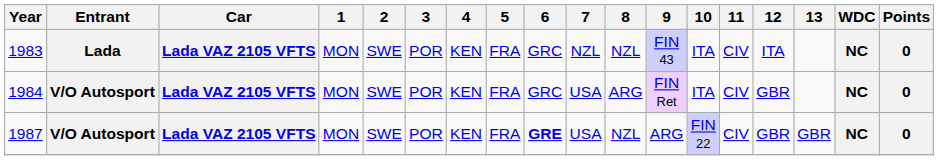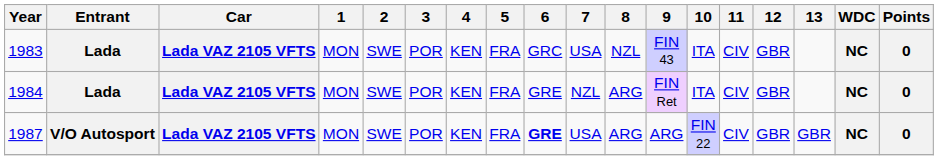(586, 50) NZL -> (586, 50) USA
(773, 50) ITA -> (773, 50) GBR
(102, 92) V/O Autosport -> (102, 92) Lada
(545, 92) GRC -> (545, 92) GRE
(586, 92) USA -> (586, 92) NZL
(626, 134) NZL -> (626, 134) ARG
